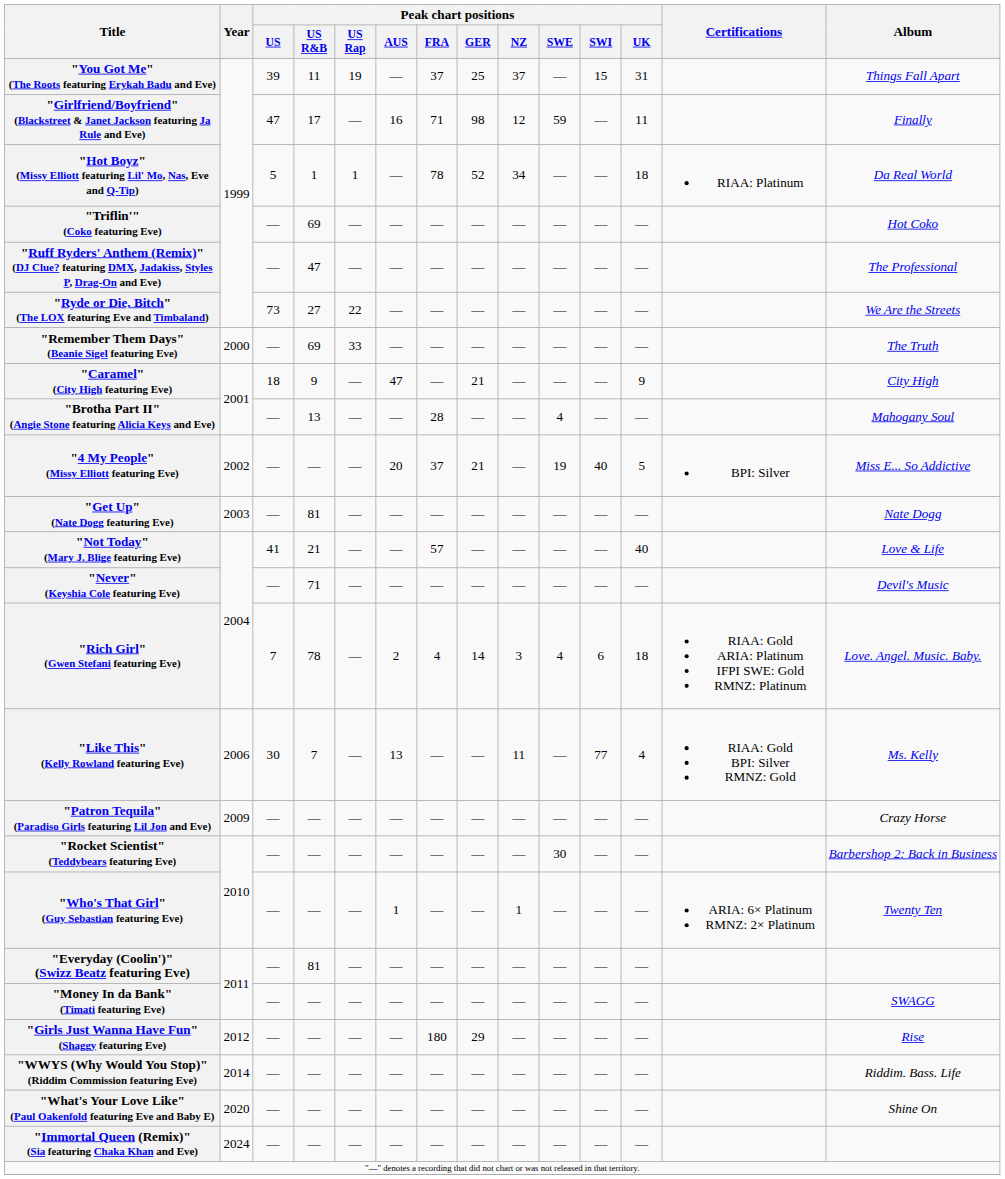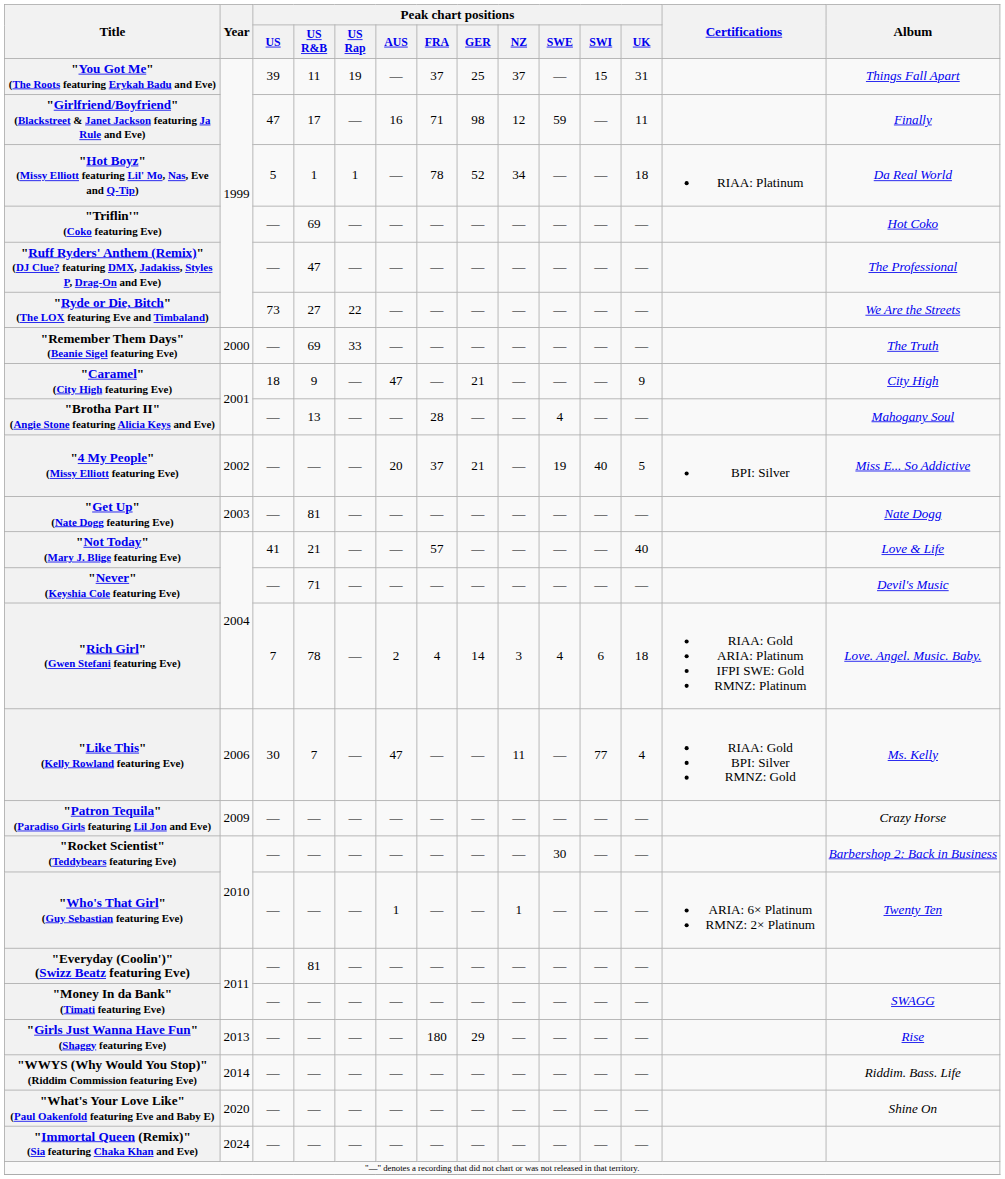(396, 754) 13 -> (396, 754) 47
(237, 1037) 2012 -> (237, 1037) 2013
